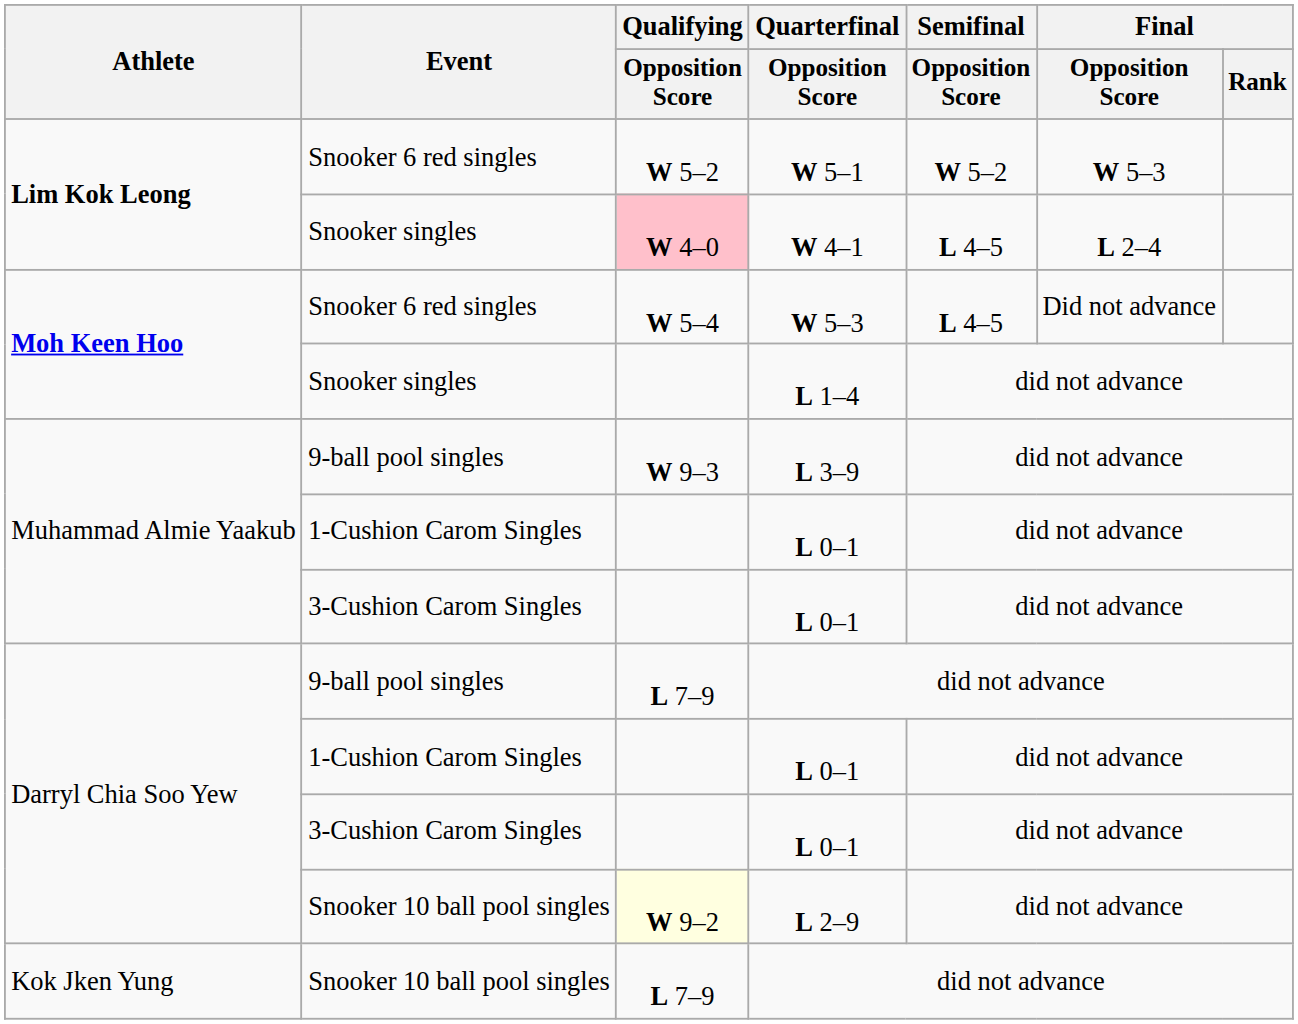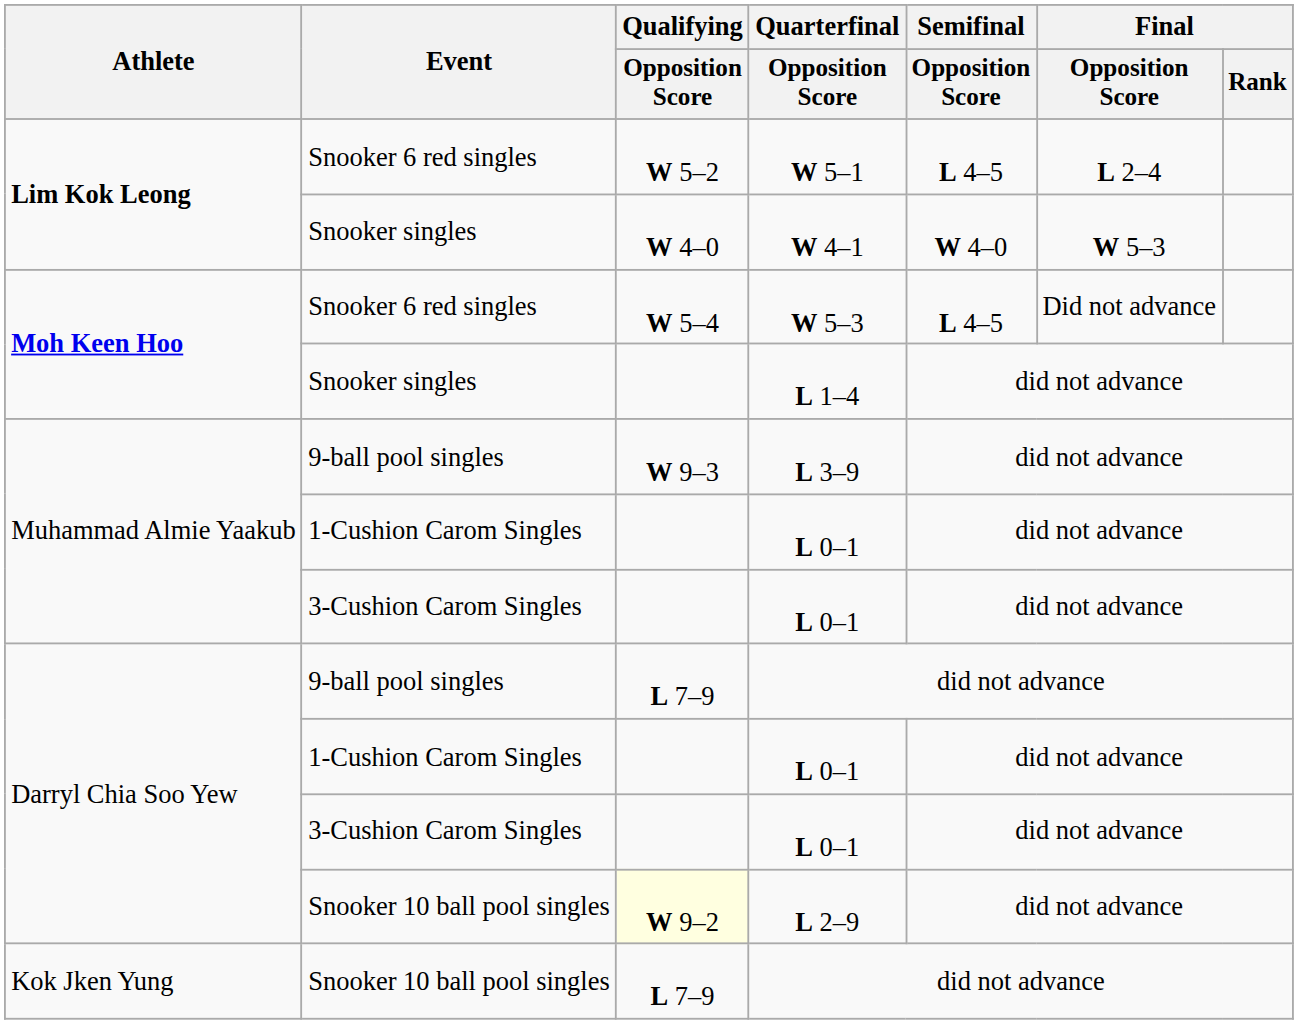(971, 172) W 5–2 -> (971, 172) L 4–5
(1129, 172) W 5–3 -> (1129, 172) L 2–4
(683, 247) pink background -> (683, 247) no background
(971, 247) L 4–5 -> (971, 247) W 4–0
(1129, 247) L 2–4 -> (1129, 247) W 5–3
